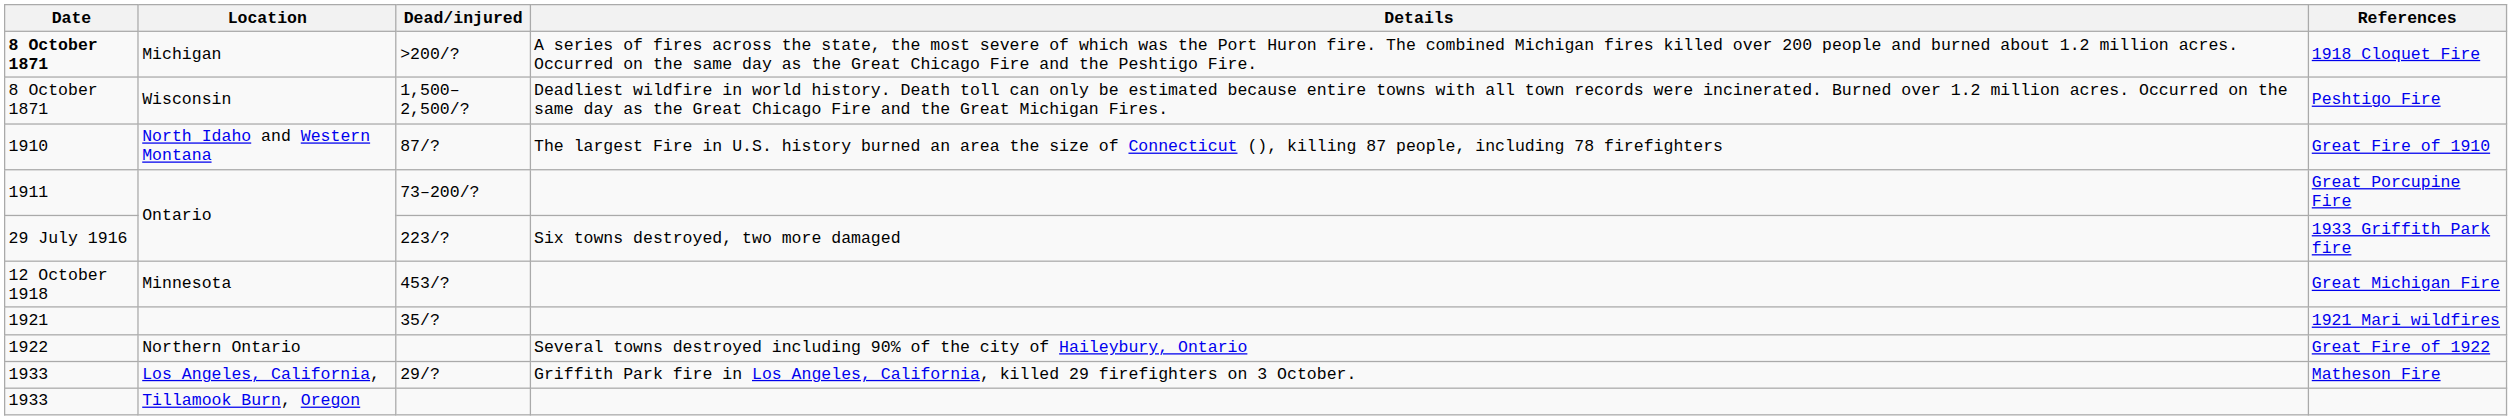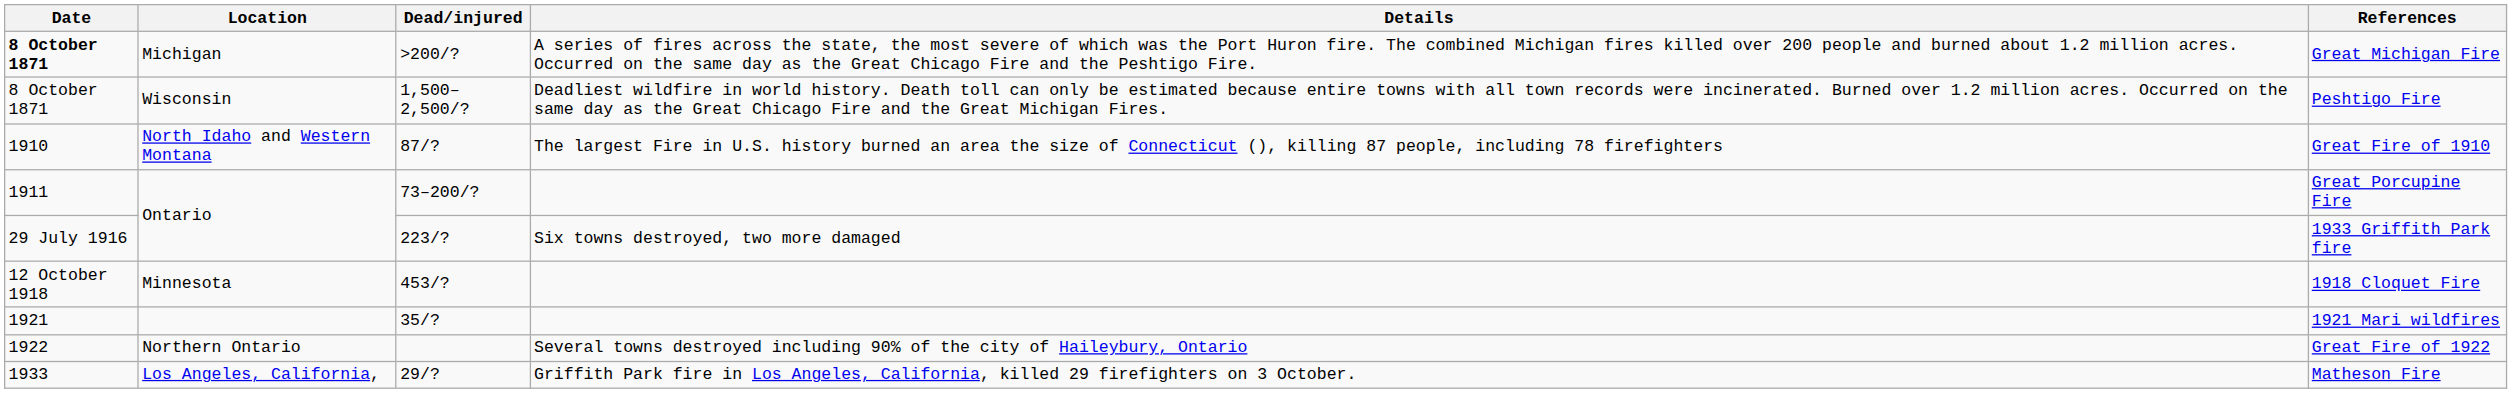(2396, 55) 1918 Cloquet Fire -> (2406, 55) Great Michigan Fire
(2406, 284) Great Michigan Fire -> (2396, 284) 1918 Cloquet Fire
- row: (251, 401)
